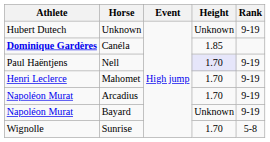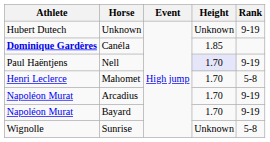(250, 79) 9-19 -> (250, 79) 5-8
(214, 112) Unknown -> (214, 112) 1.70
(214, 129) 1.70 -> (214, 129) Unknown
